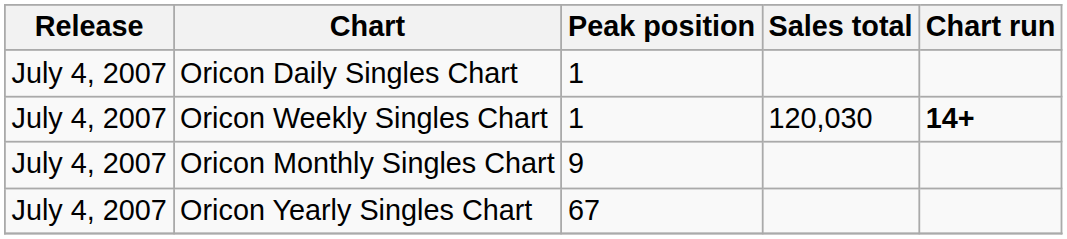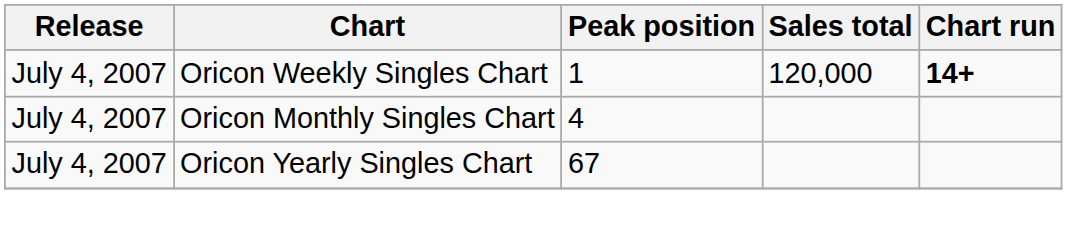- row: (349, 73)
(821, 118) 120,030 -> (821, 73) 120,000
(576, 164) 9 -> (576, 118) 4
